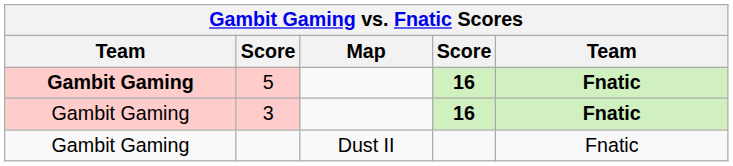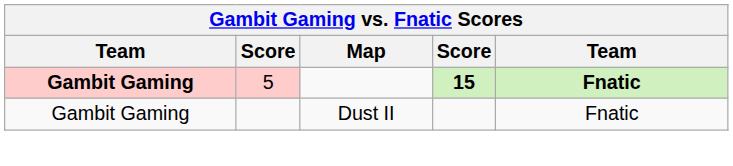(464, 82) 16 -> (464, 82) 15
- row: (268, 113)
